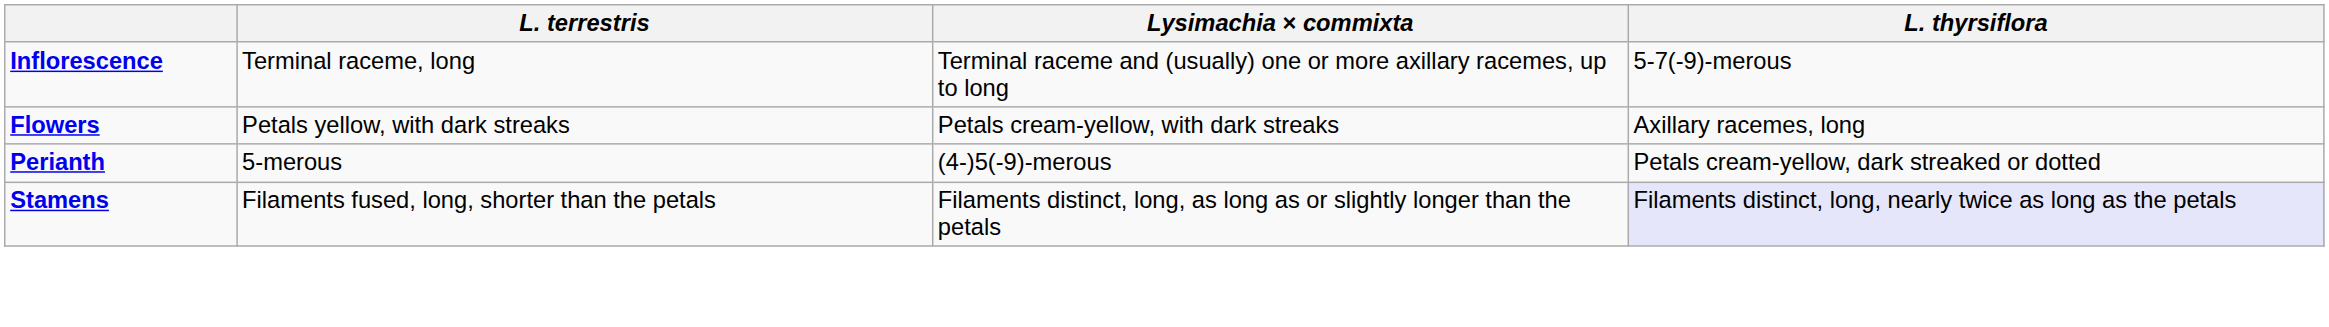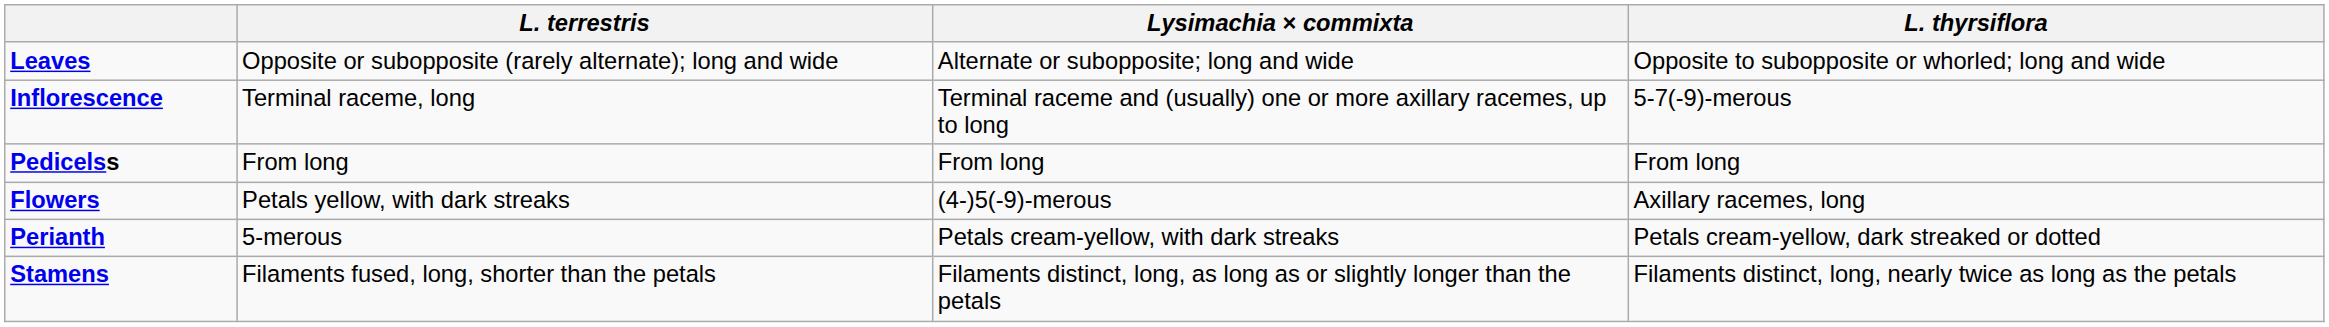+ row: (50, 60)
+ row: (65, 162)
(1139, 125) Petals cream-yellow, with dark streaks -> (1025, 200) (4-)5(-9)-merous
(1025, 162) (4-)5(-9)-merous -> (1139, 237) Petals cream-yellow, with dark streaks
(1935, 200) lavender background -> (1935, 275) no background
